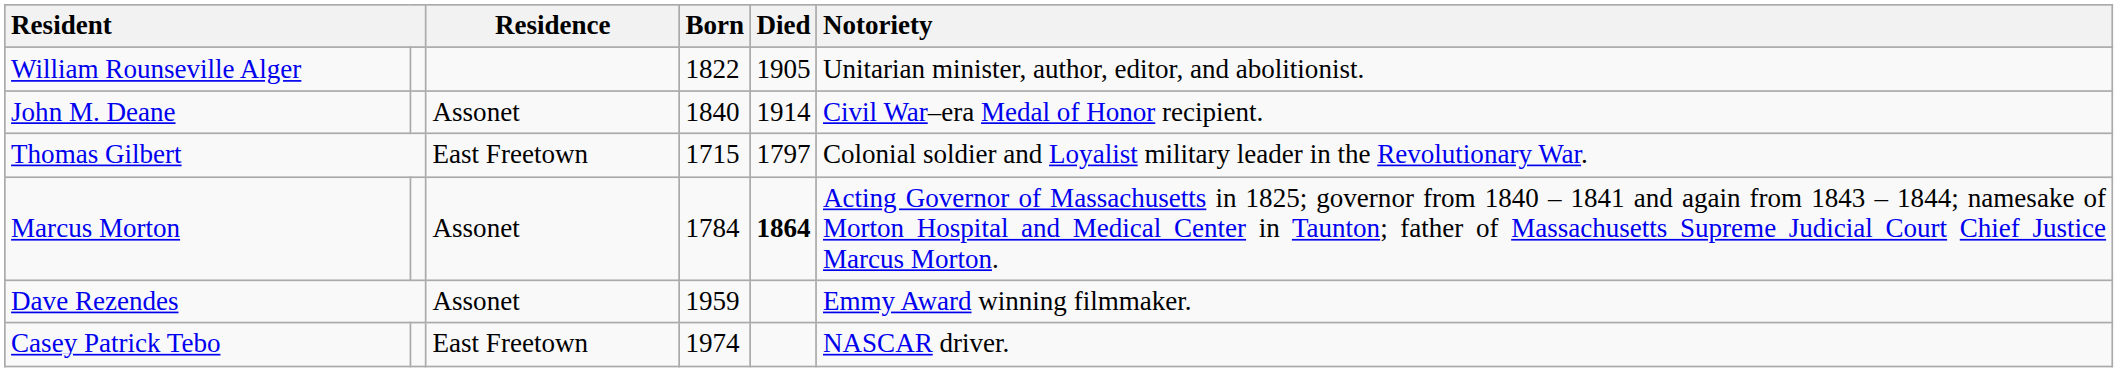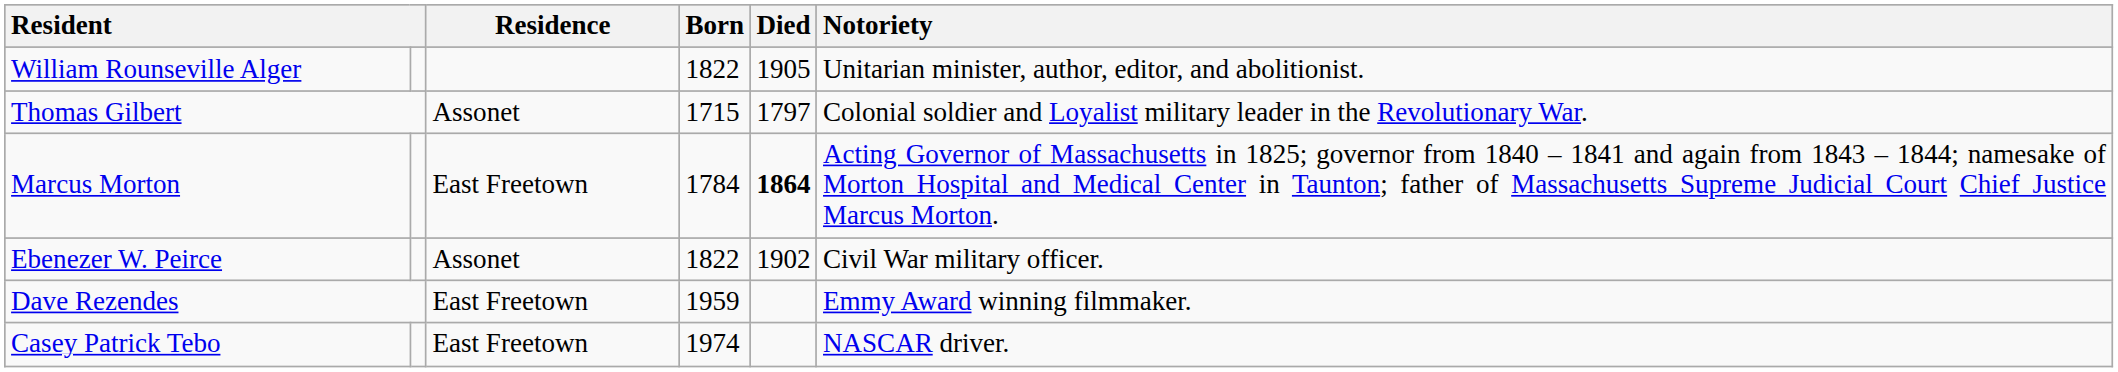- row: (93, 111)
(510, 154) East Freetown -> (476, 111) Assonet
(476, 227) Assonet -> (510, 185) East Freetown
+ row: (117, 258)
(476, 301) Assonet -> (510, 301) East Freetown
